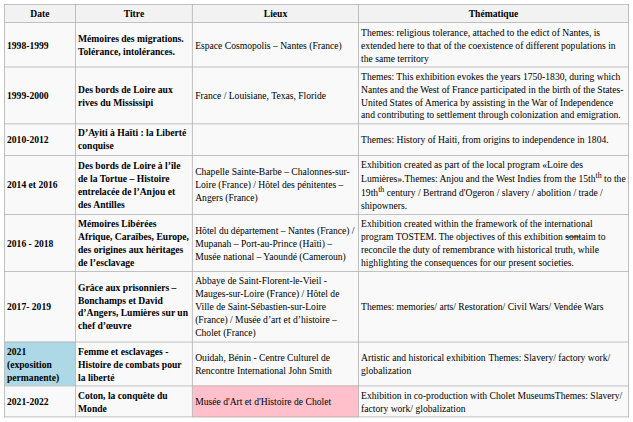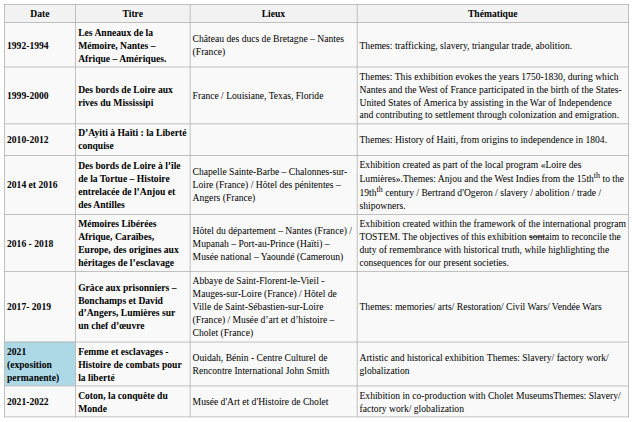+ row: (122, 44)
- row: (131, 44)
(263, 402) pink background -> (261, 402) no background
